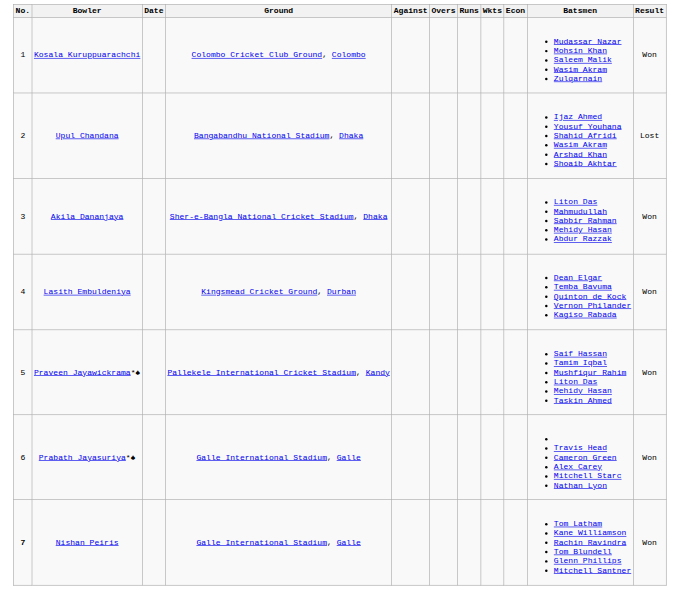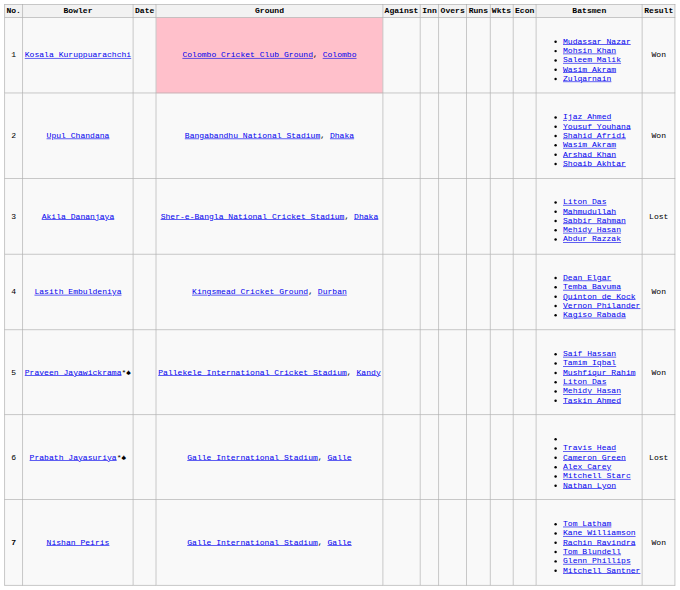+ column: (430, 11)
(279, 55) no background -> (269, 55) pink background
(650, 136) Lost -> (659, 136) Won
(650, 216) Won -> (659, 216) Lost
(650, 457) Won -> (659, 457) Lost
